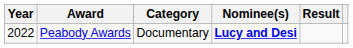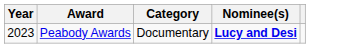- column: (321, 14)
(21, 33) 2022 -> (21, 33) 2023
